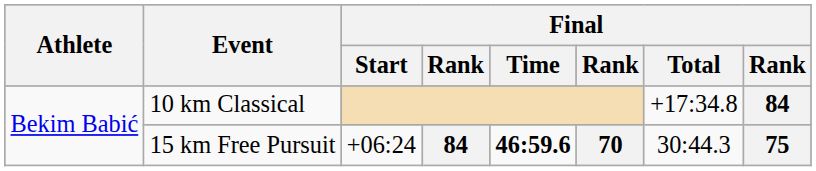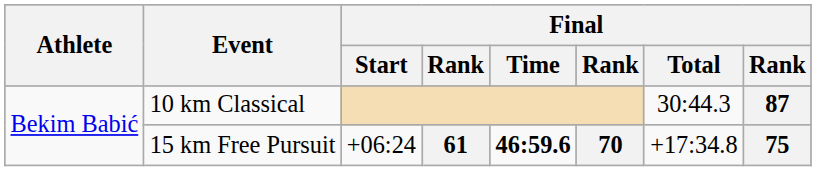(694, 105) +17:34.8 -> (694, 105) 30:44.3
(777, 105) 84 -> (777, 105) 87
(456, 145) 84 -> (456, 145) 61
(694, 145) 30:44.3 -> (694, 145) +17:34.8
